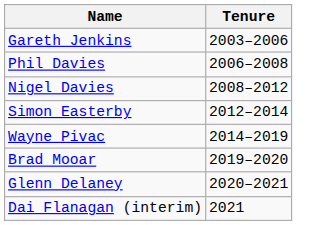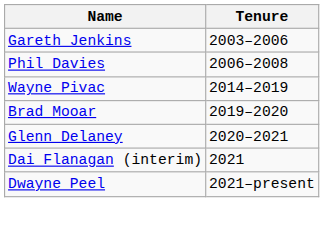- row: (61, 88)
- row: (70, 112)
+ row: (57, 184)
